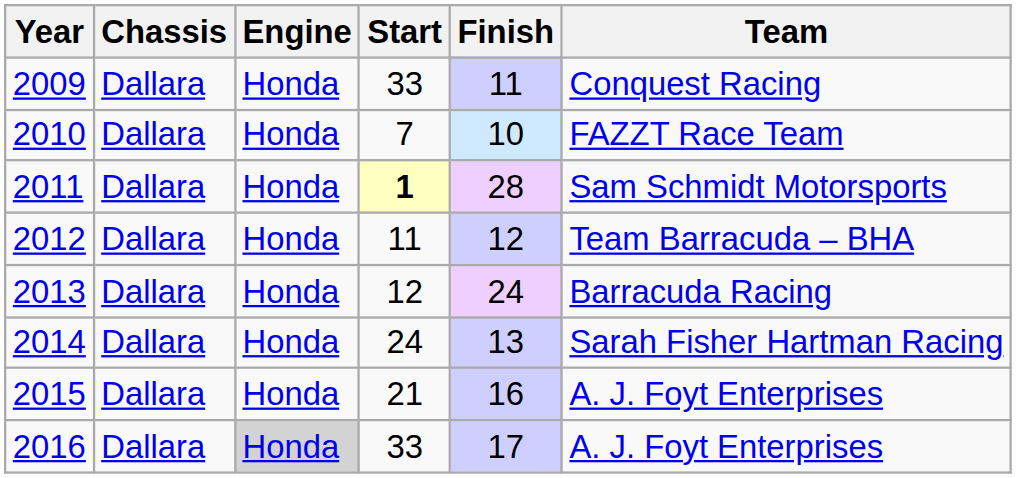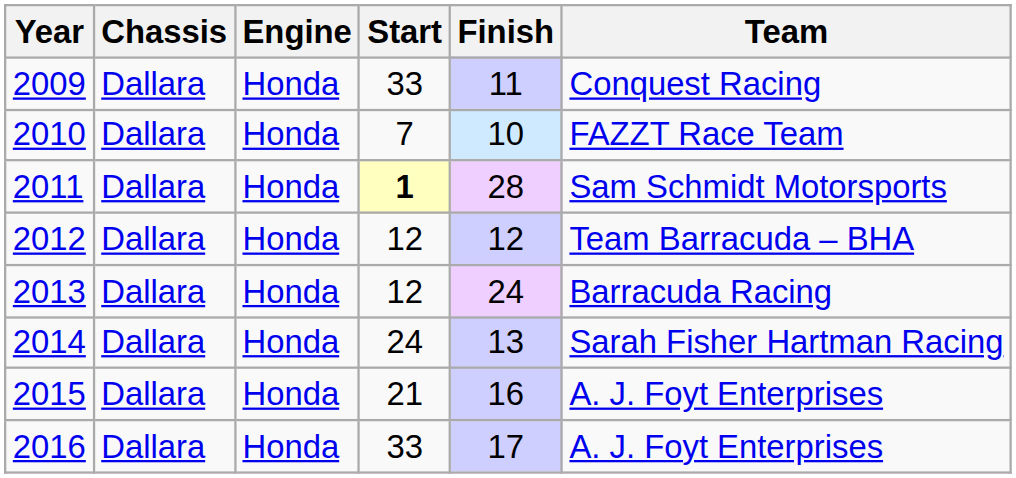(405, 239) 11 -> (405, 239) 12
(291, 446) lightgrey background -> (291, 446) no background
